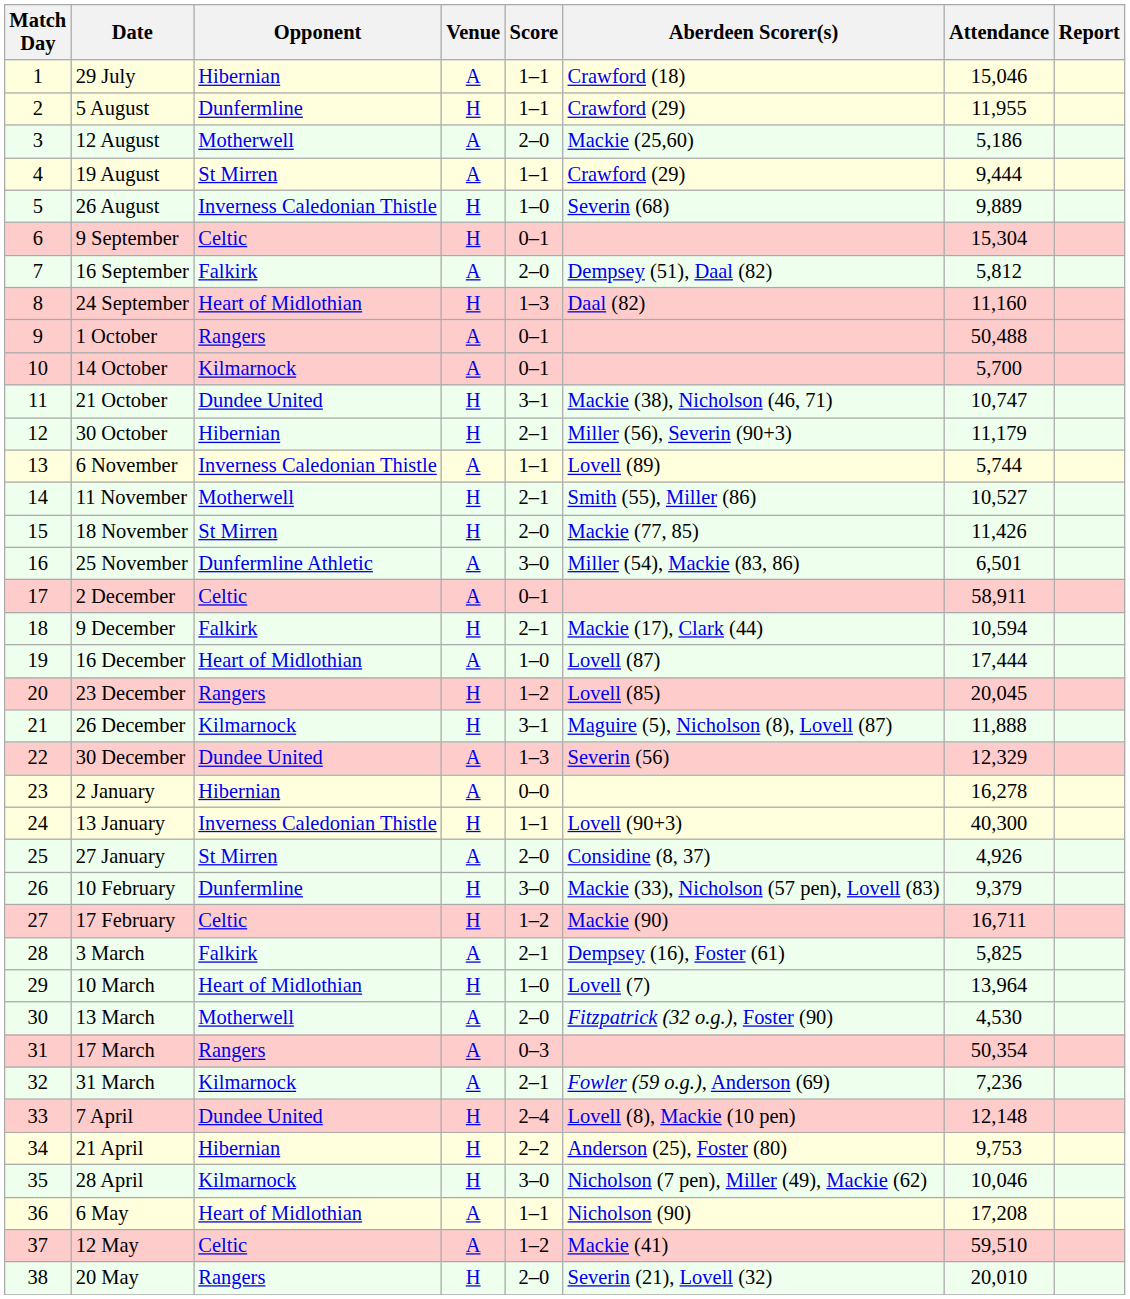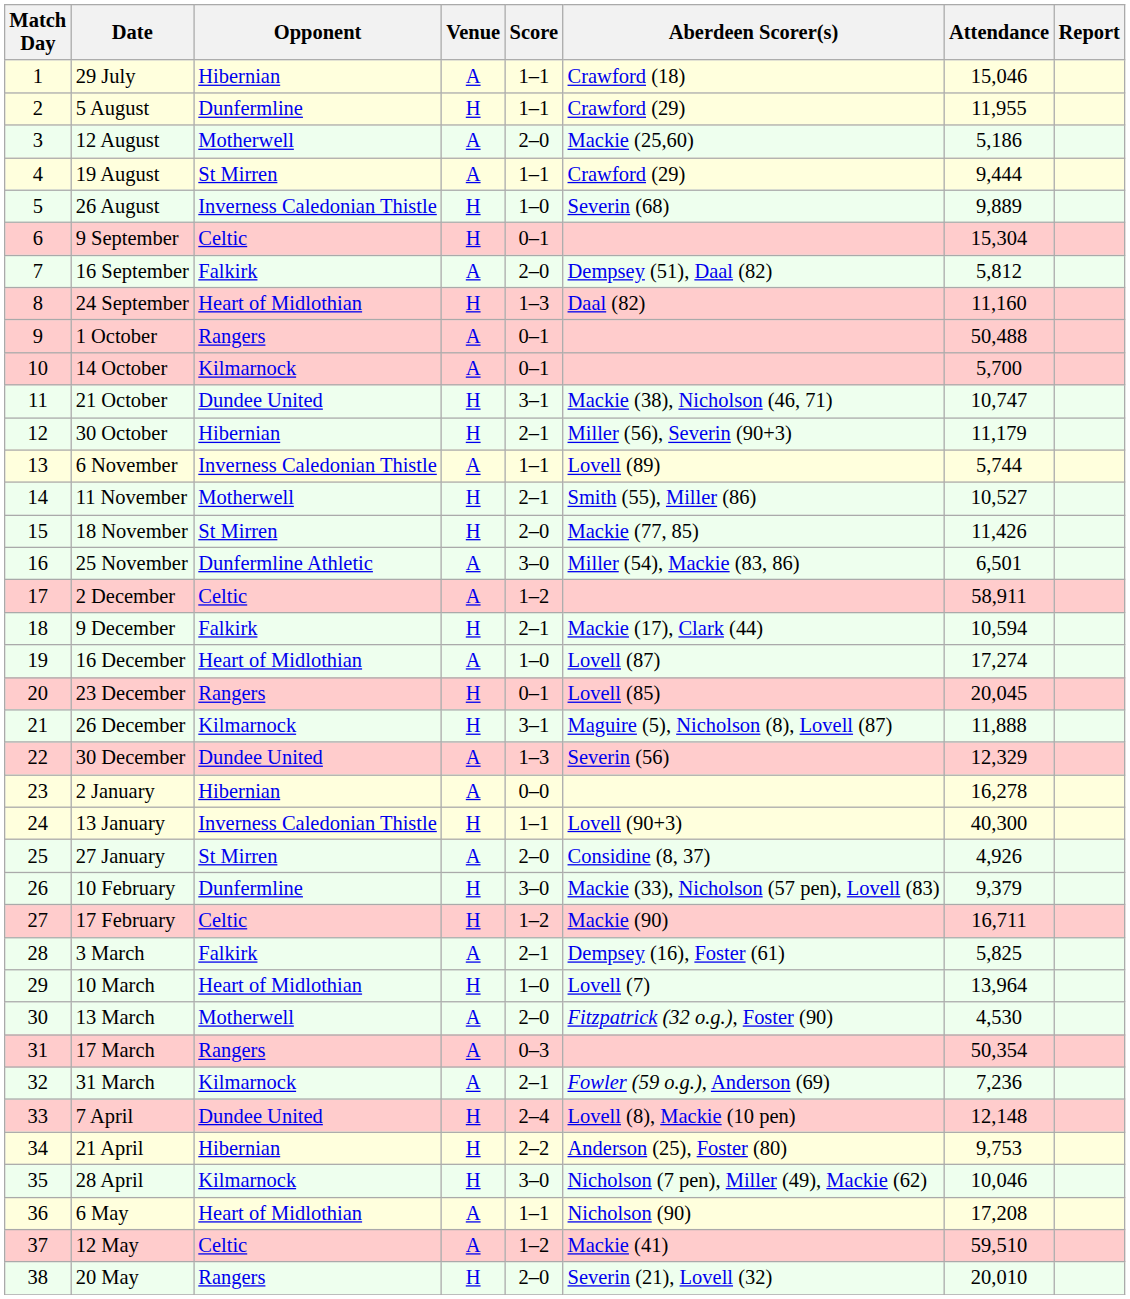(534, 595) 0–1 -> (534, 595) 1–2
(999, 660) 17,444 -> (999, 660) 17,274
(534, 693) 1–2 -> (534, 693) 0–1
